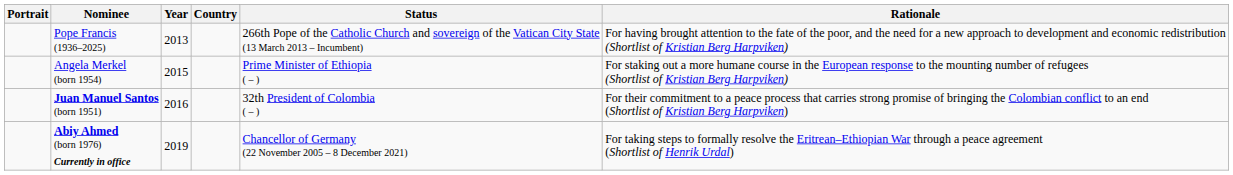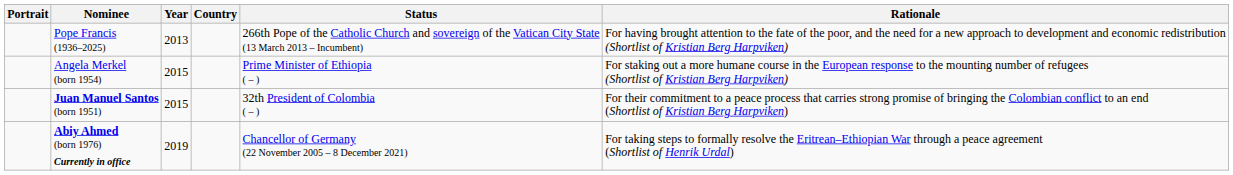(176, 104) 2016 -> (176, 104) 2015
